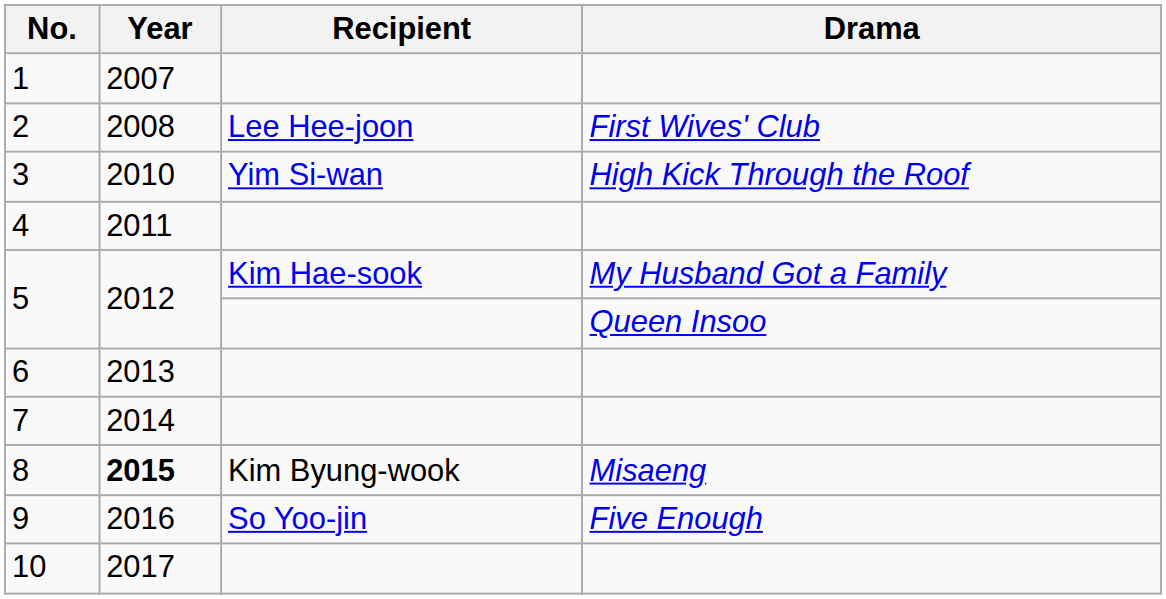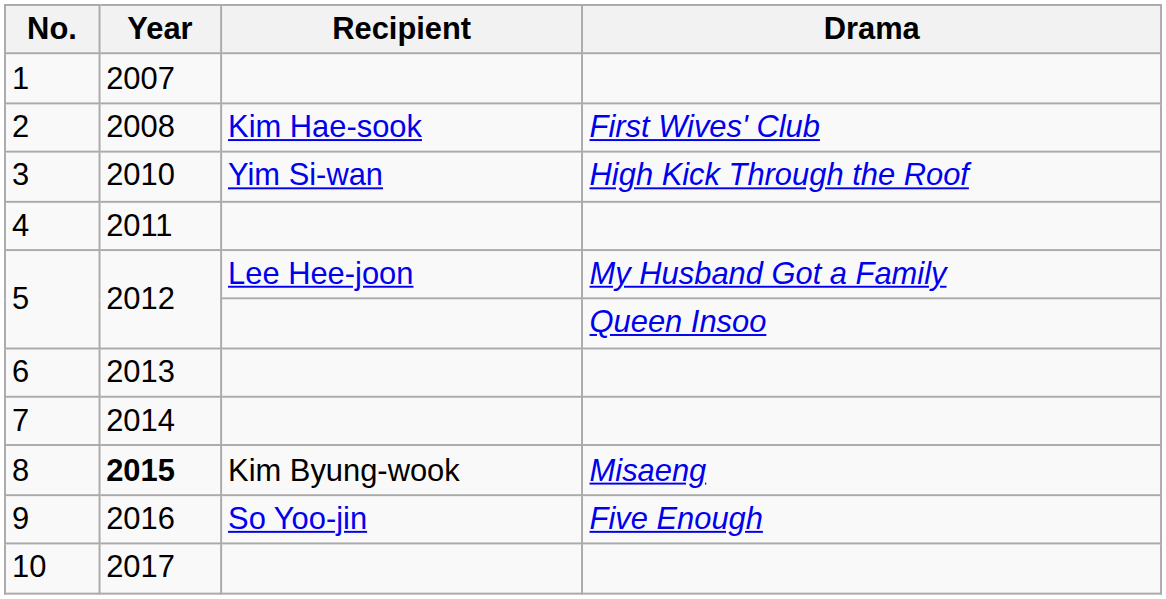(321, 126) Lee Hee-joon -> (325, 126) Kim Hae-sook
(325, 273) Kim Hae-sook -> (321, 273) Lee Hee-joon
